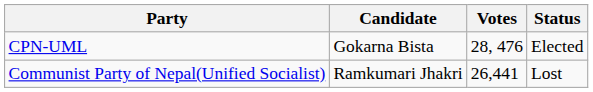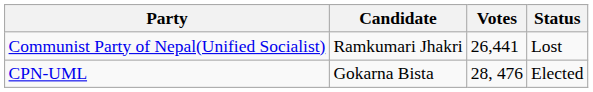rows swapped: (48, 45) <-> (167, 73)
